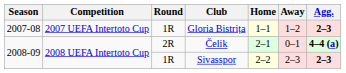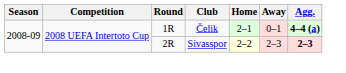- row: (217, 28)
(168, 44) 2R -> (168, 28) 1R
(168, 60) 1R -> (168, 44) 2R
